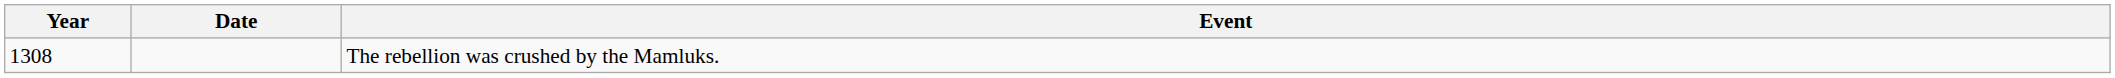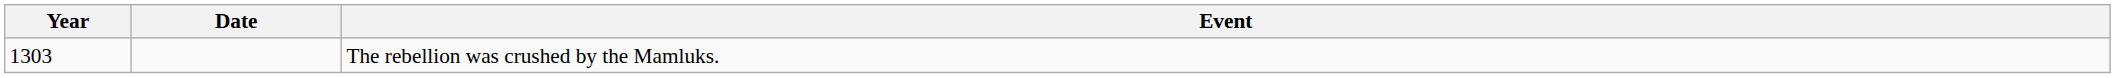(31, 55) 1308 -> (31, 55) 1303
